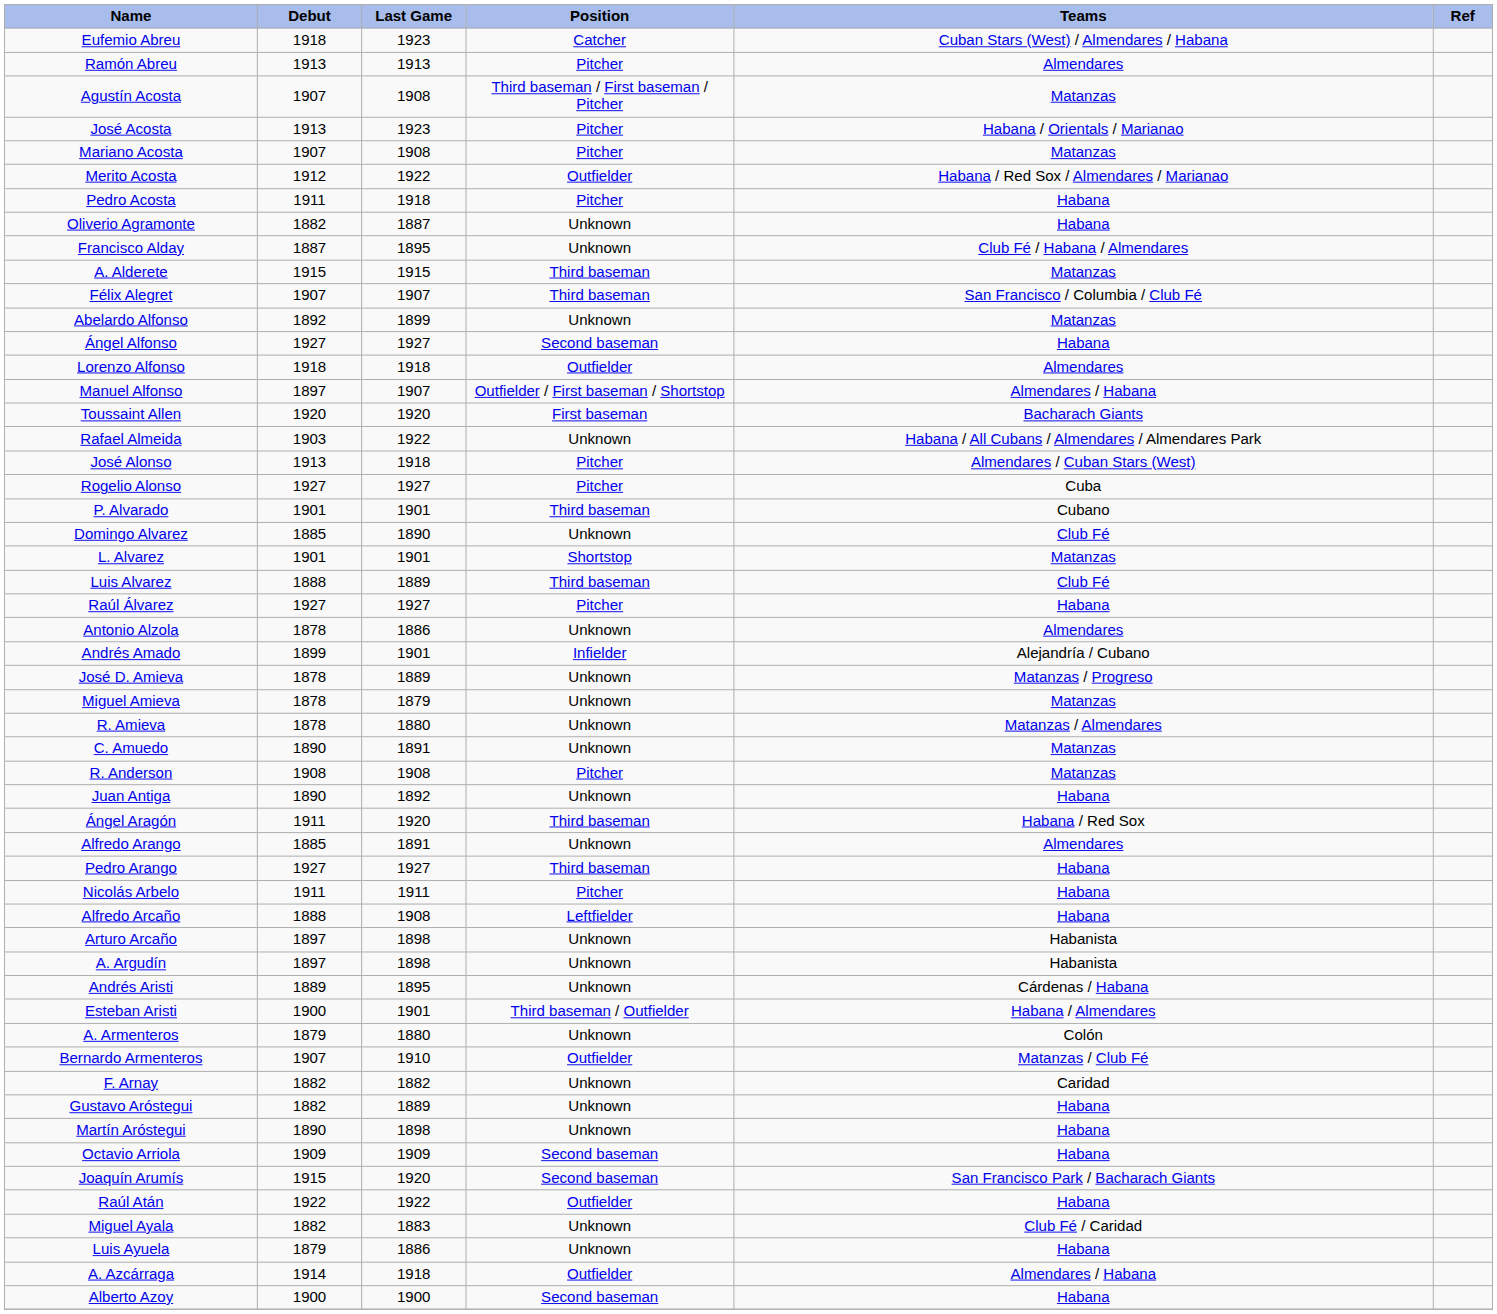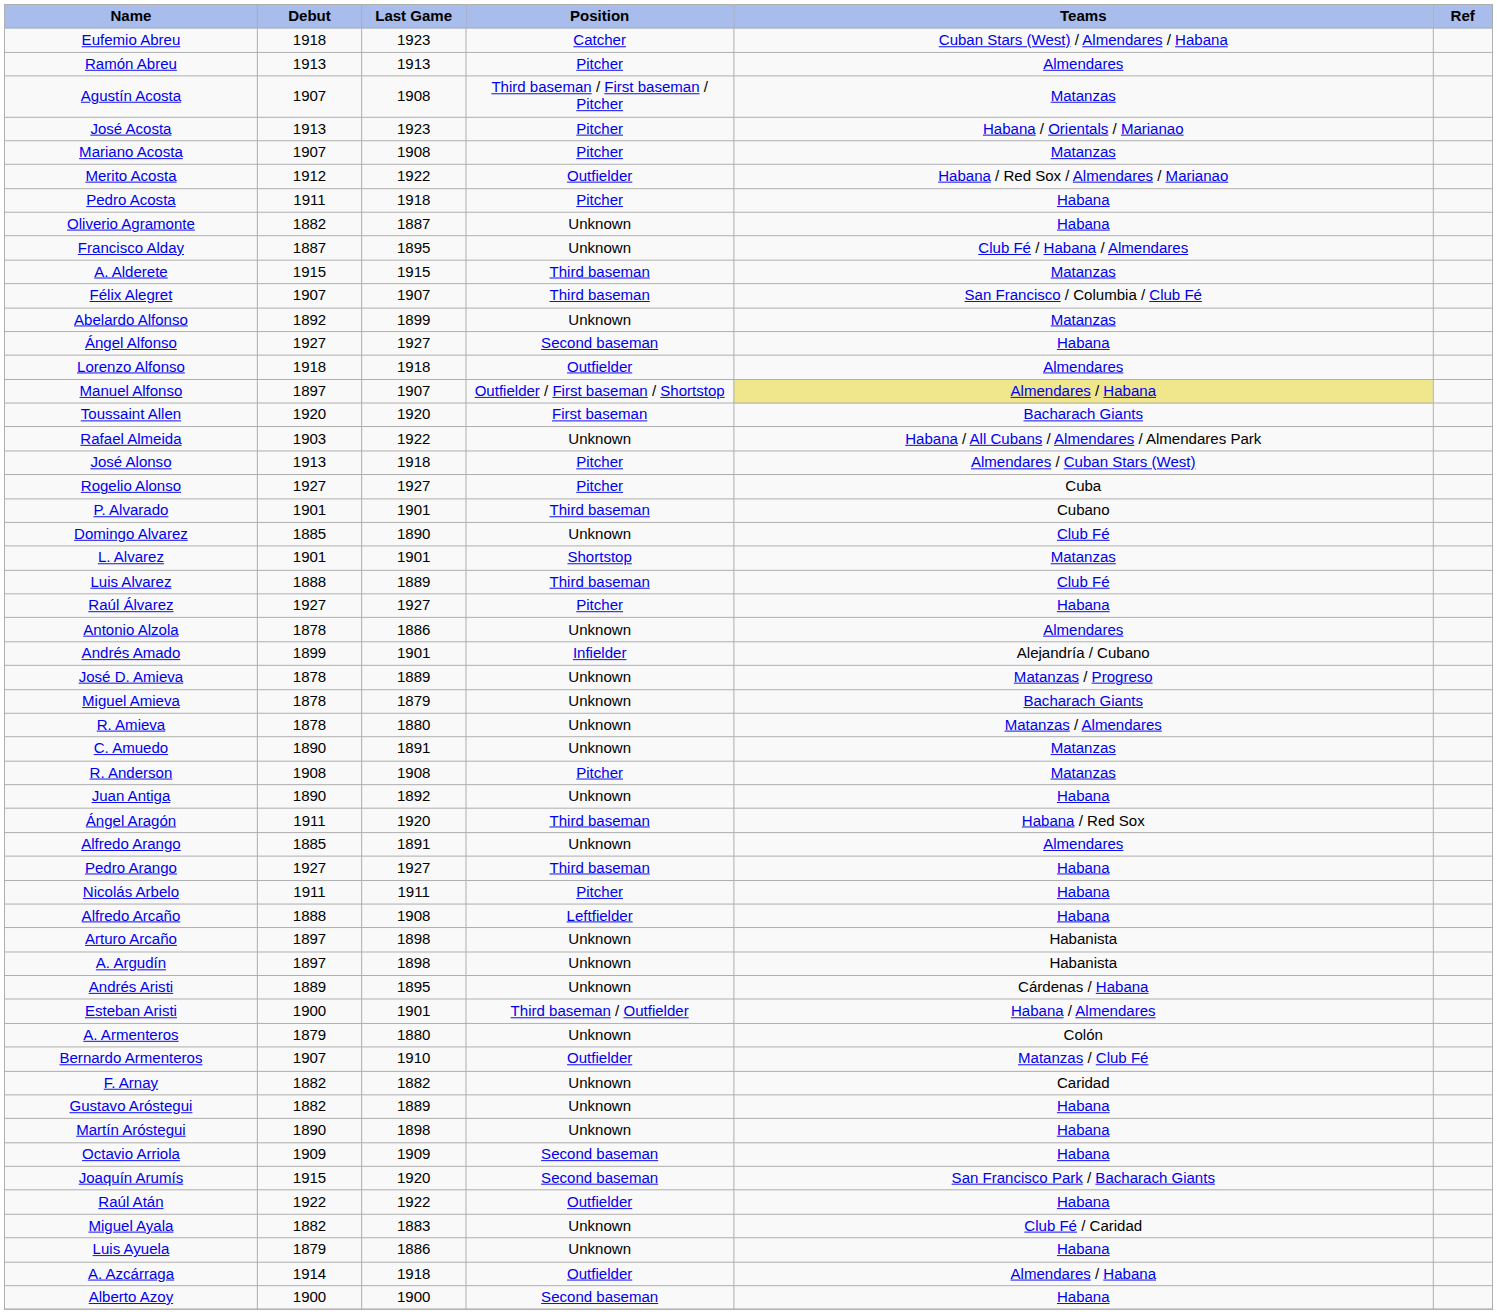(1083, 391) no background -> (1083, 391) khaki background
(1083, 701) Matanzas -> (1083, 701) Bacharach Giants
